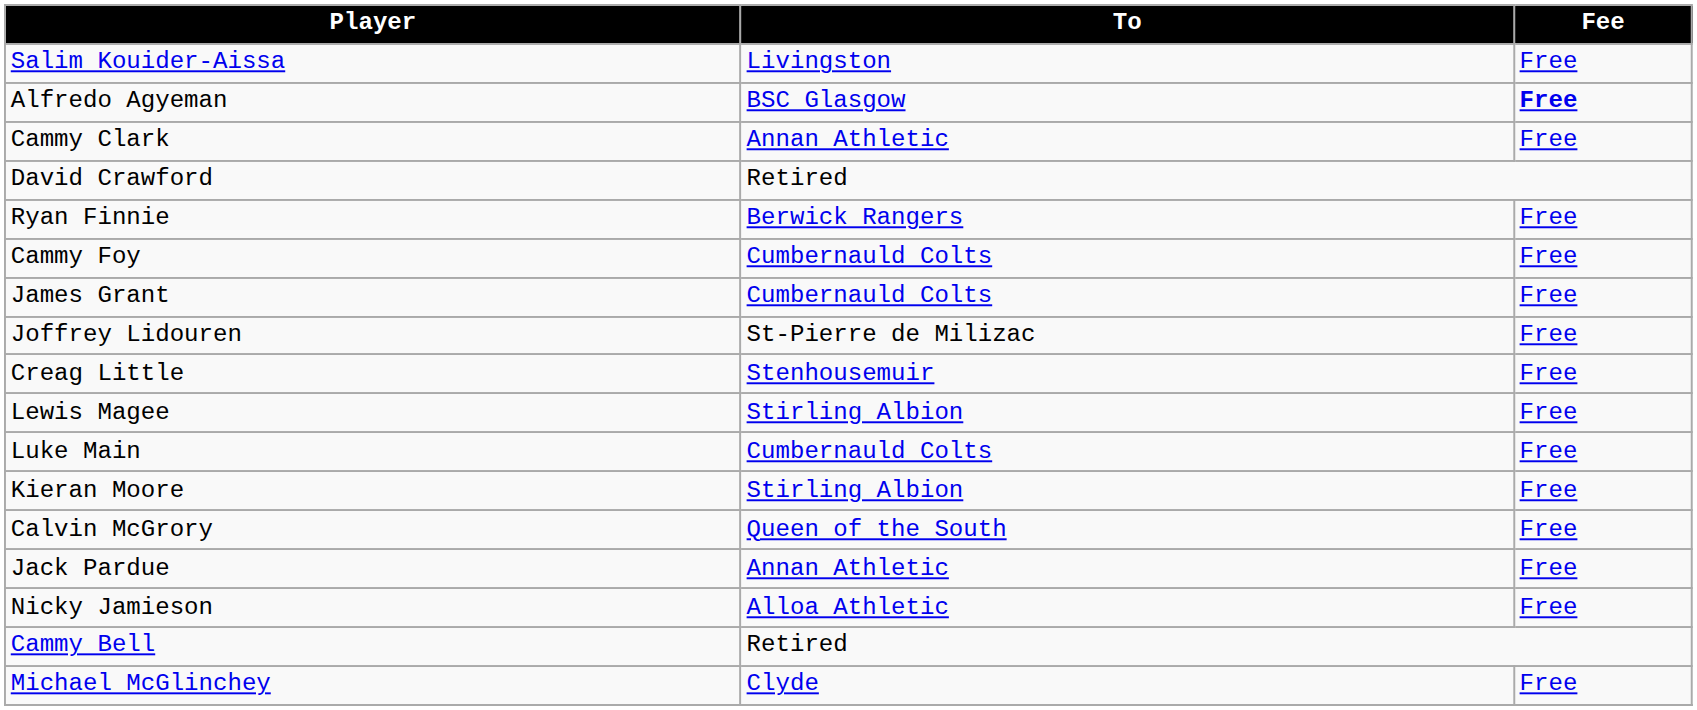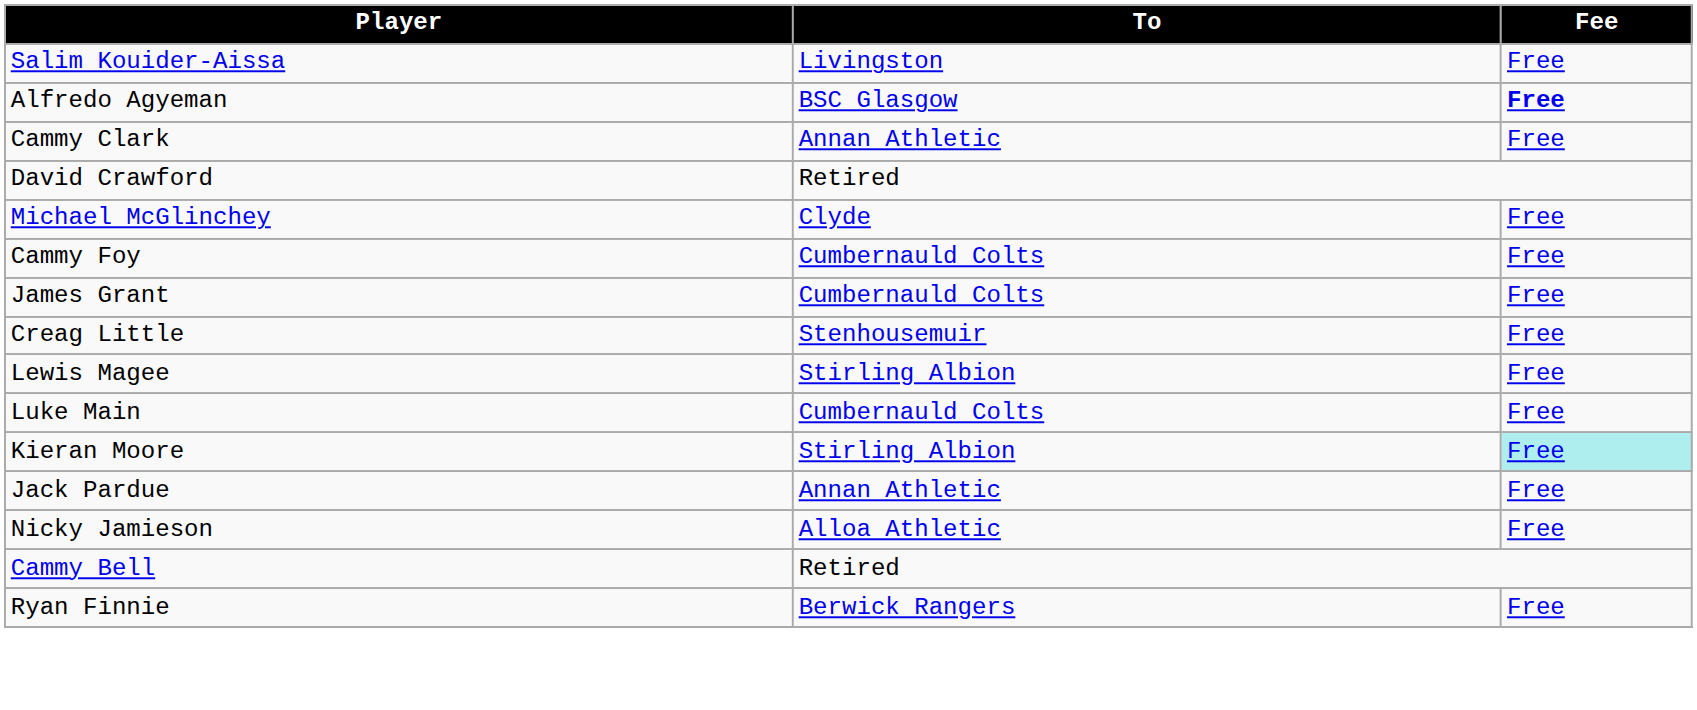rows swapped: (90, 219) <-> (141, 686)
- row: (126, 336)
(1549, 491) no background -> (1536, 452) paleturquoise background
- row: (112, 530)
